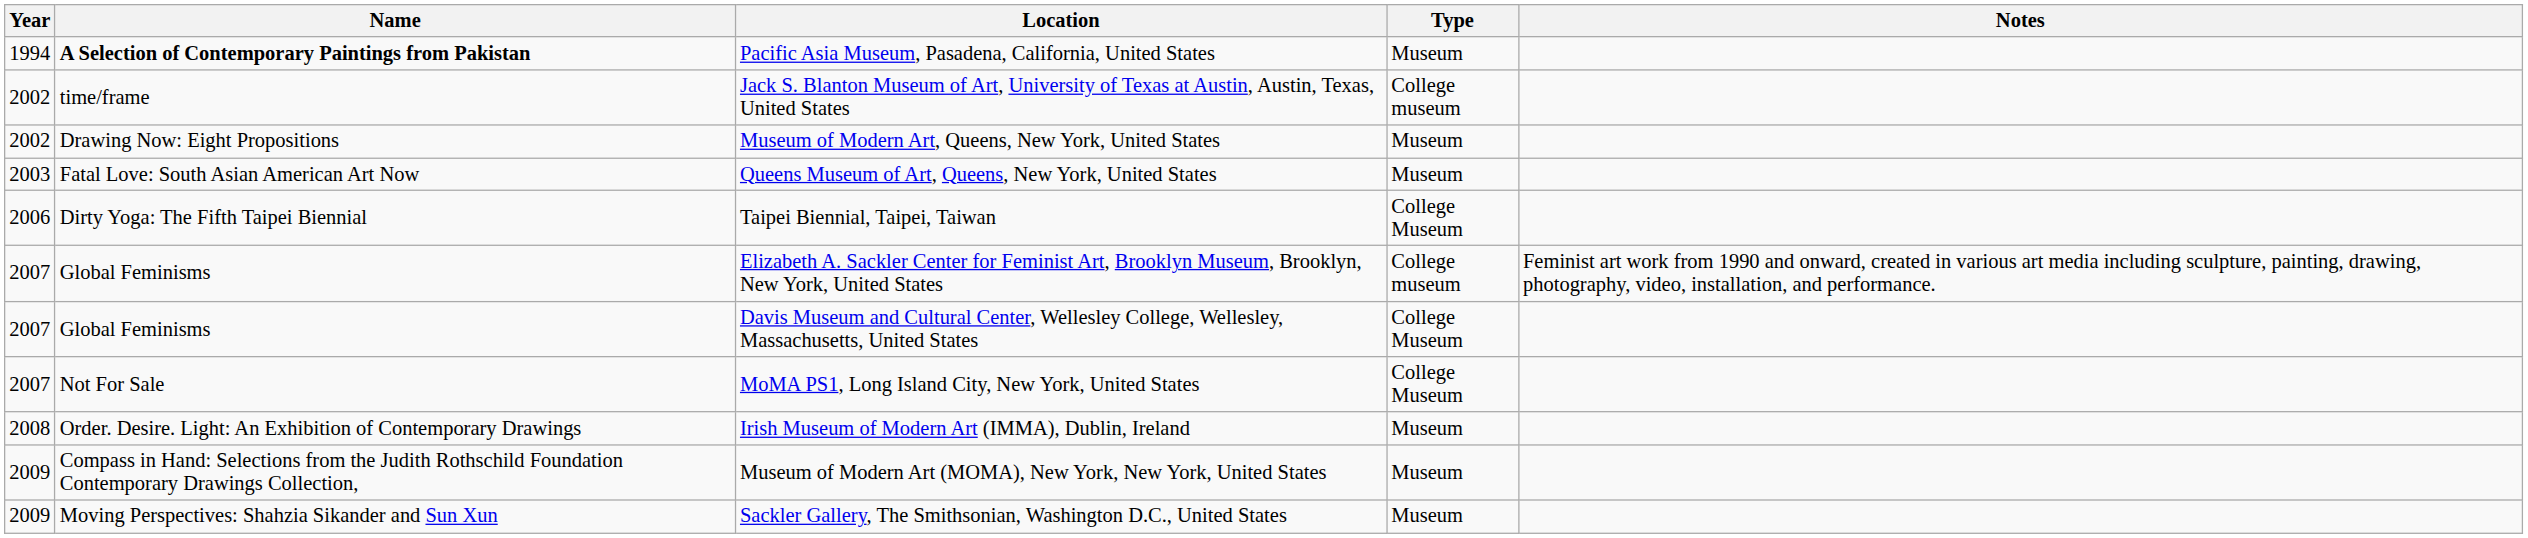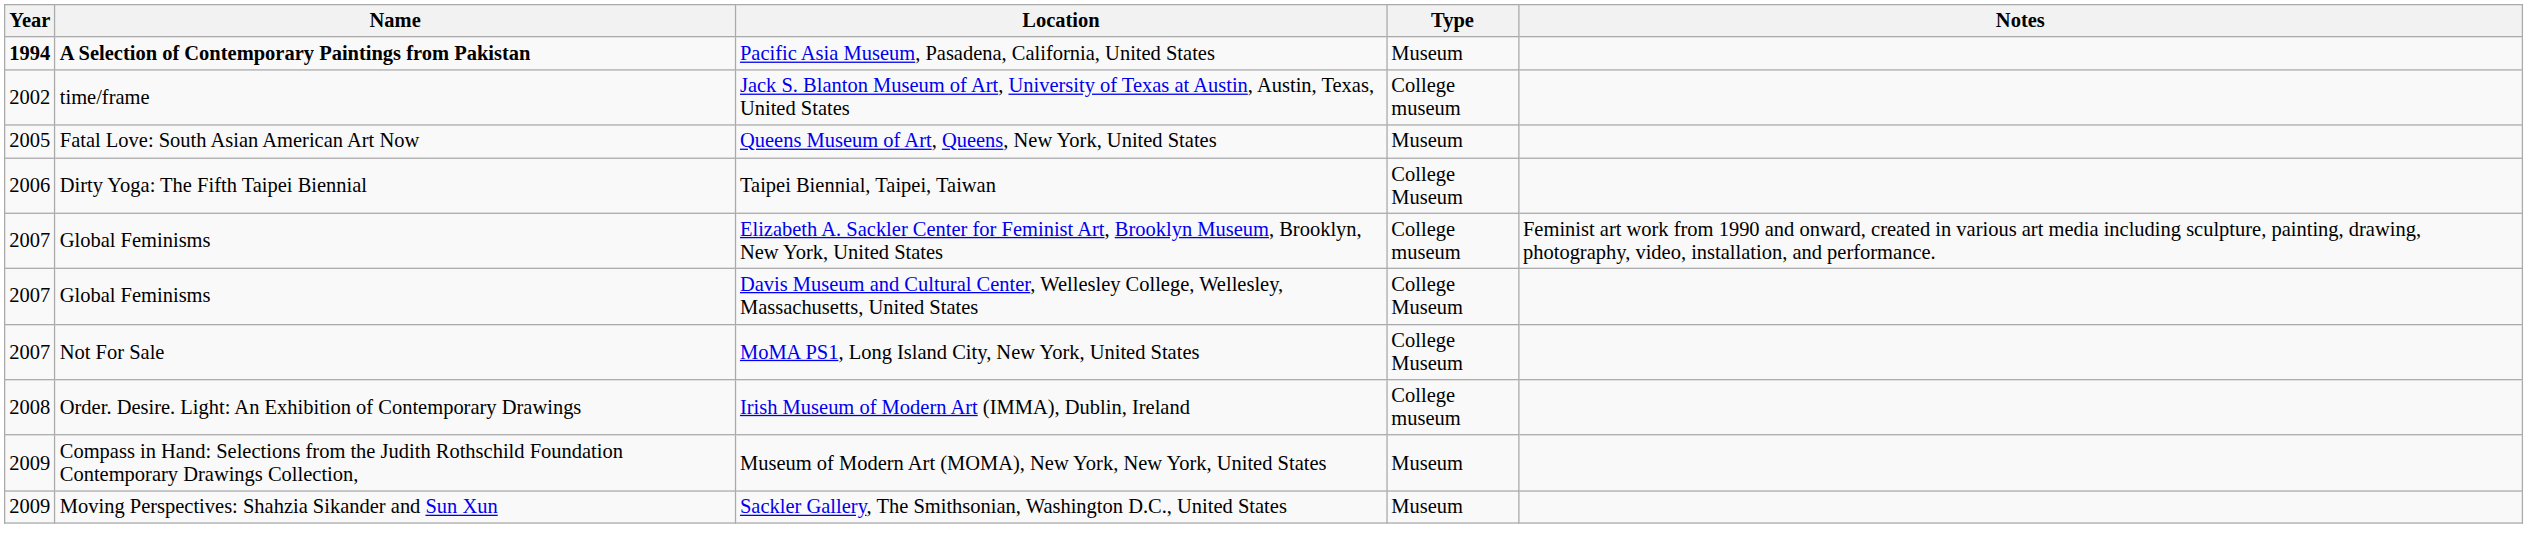(30, 53) normal -> (30, 53) bold
- row: (980, 141)
(30, 173) 2003 -> (30, 141) 2005
(1427, 428) Museum -> (1426, 407) College museum
